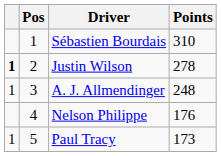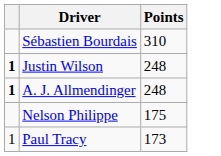- column: (33, 16)
(184, 66) 278 -> (155, 66) 248
(12, 90) normal -> (12, 90) bold
(184, 115) 176 -> (155, 115) 175
